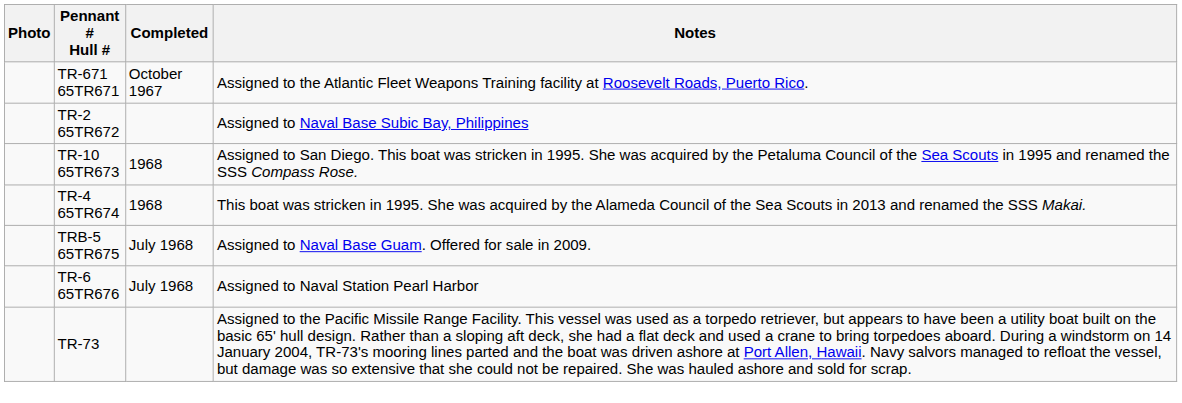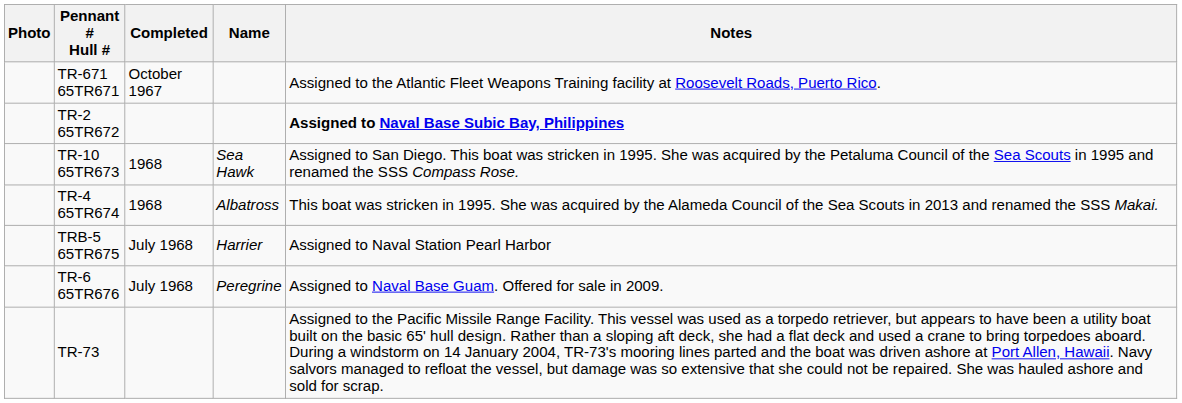+ column: (249, 33)
(373, 123) normal -> (457, 123) bold
(404, 245) Assigned to Naval Base Guam. Offered for sale in 2009. -> (420, 245) Assigned to Naval Station Pearl Harbor
(348, 286) Assigned to Naval Station Pearl Harbor -> (476, 286) Assigned to Naval Base Guam. Offered for sale in 2009.
